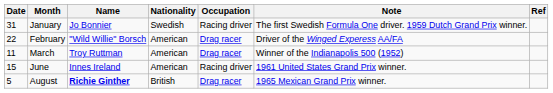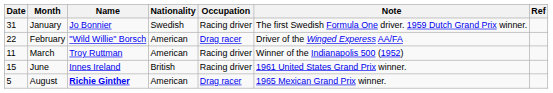(221, 53) Drag racer -> (226, 53) Racing driver
(169, 67) American -> (163, 67) British
(163, 81) British -> (169, 81) American
